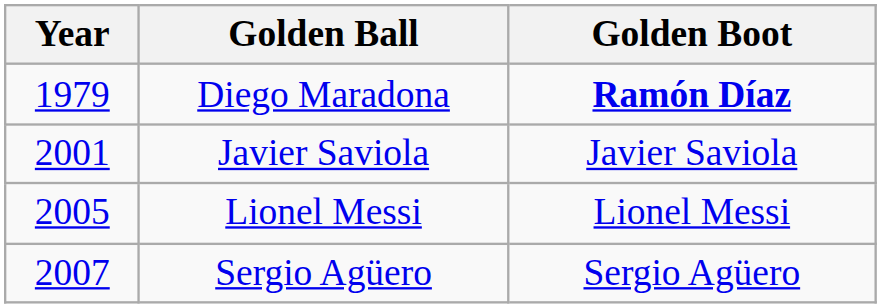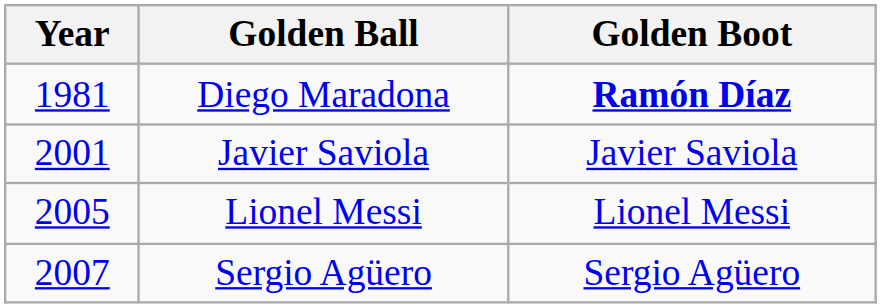(72, 93) 1979 -> (72, 93) 1981
